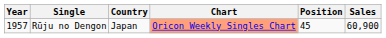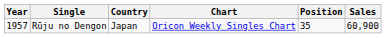(224, 26) lightsalmon background -> (224, 26) no background
(305, 26) 45 -> (305, 26) 35
